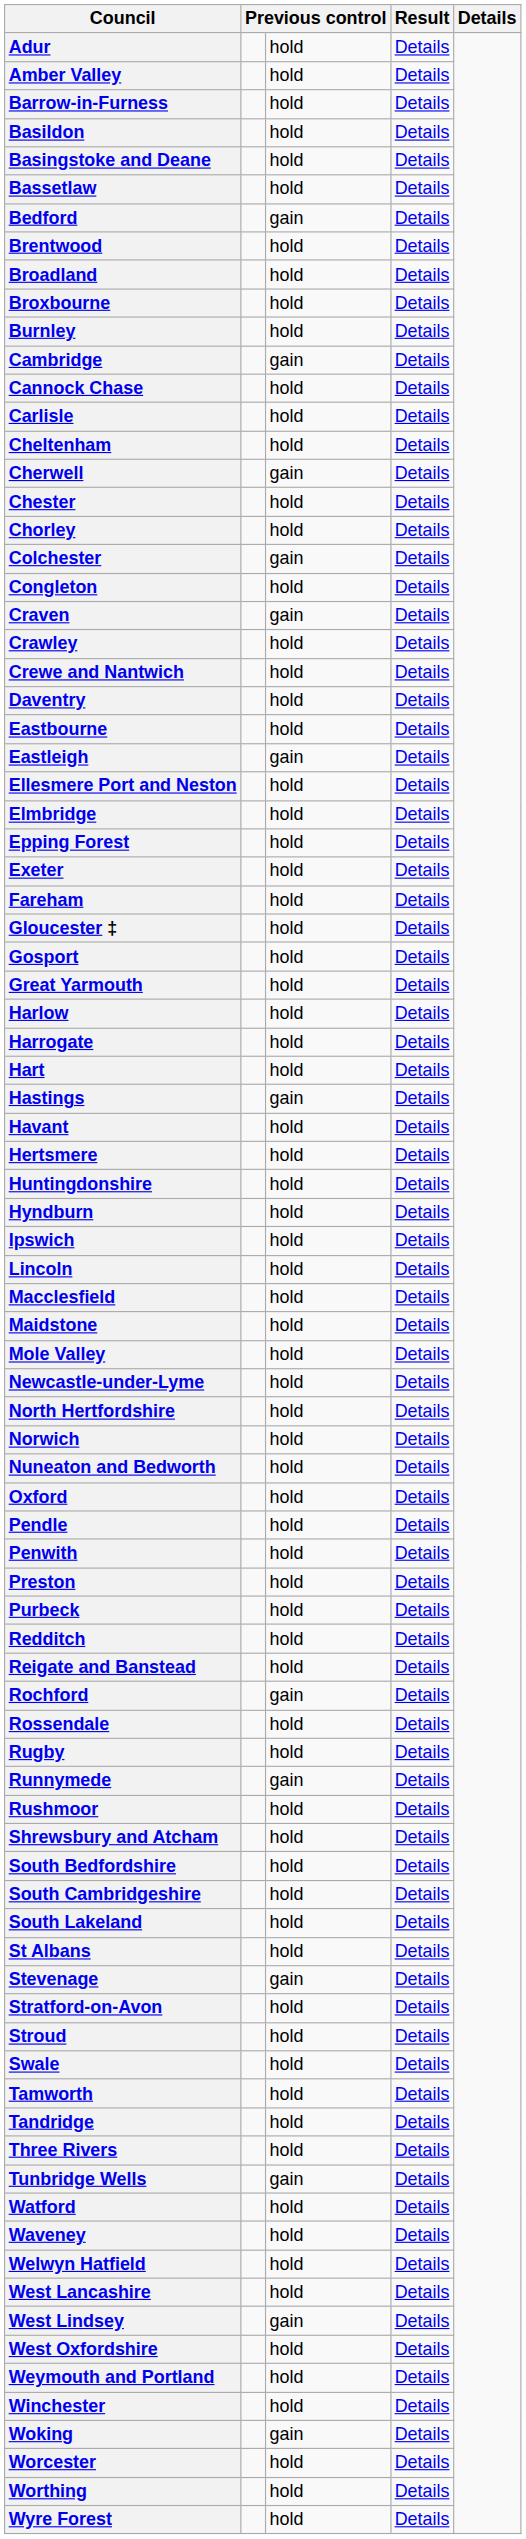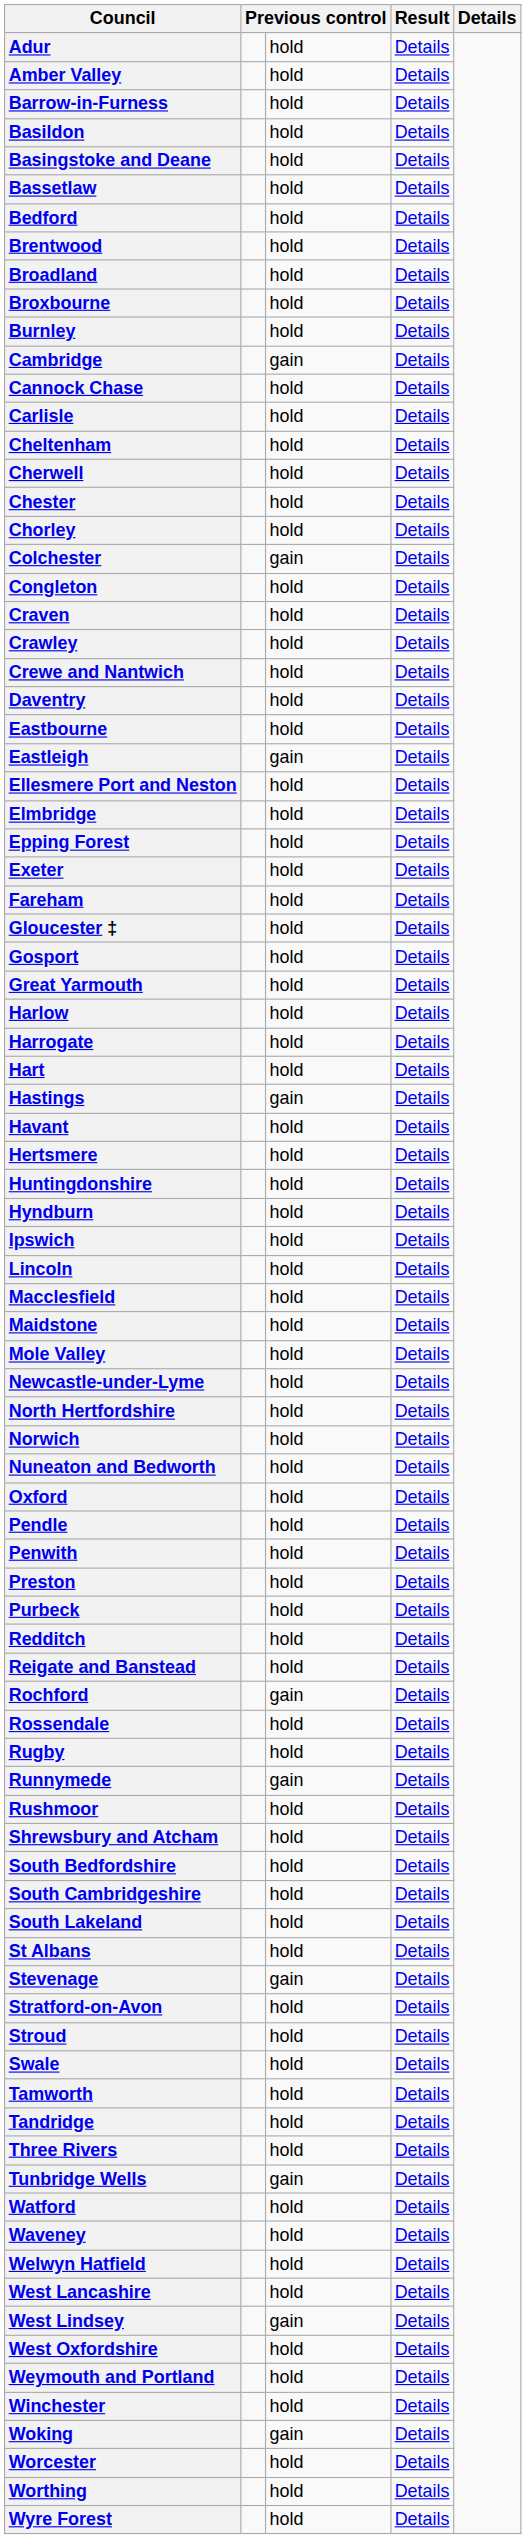(286, 217) gain -> (286, 217) hold
(286, 473) gain -> (286, 473) hold
(286, 615) gain -> (286, 615) hold
